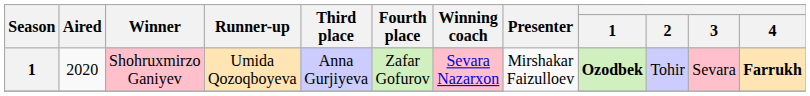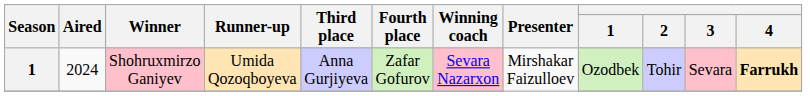(82, 69) 2020 -> (82, 69) 2024
(612, 69) bold -> (611, 69) normal
